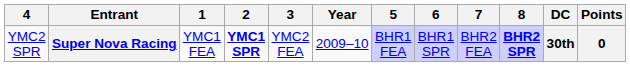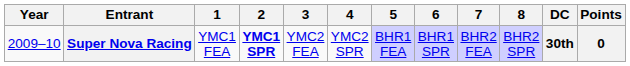columns swapped: (342, 15) <-> (27, 15)
(522, 44) bold -> (521, 44) normal
